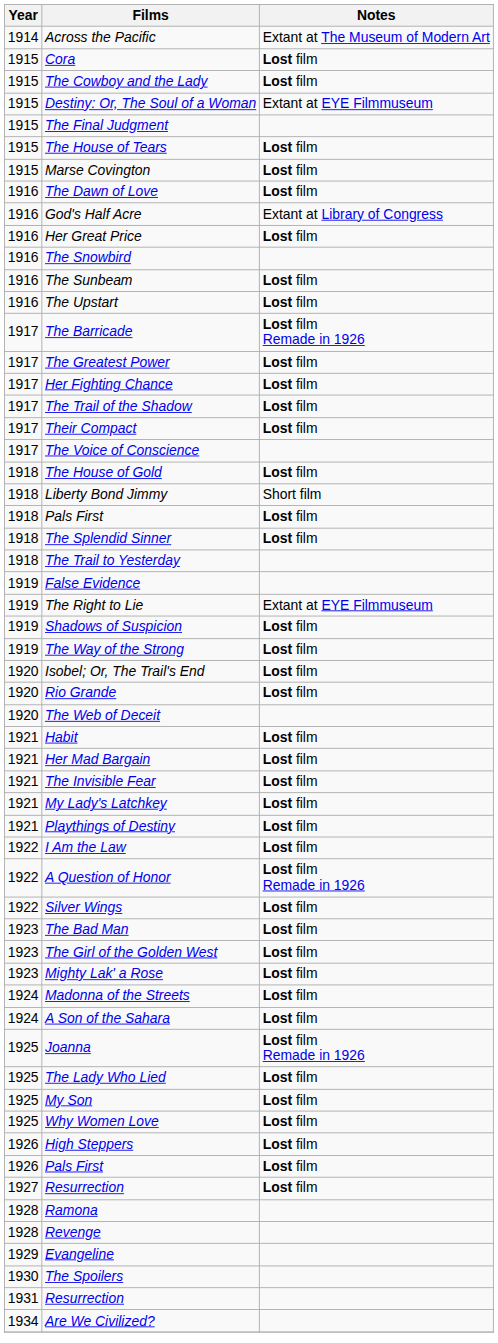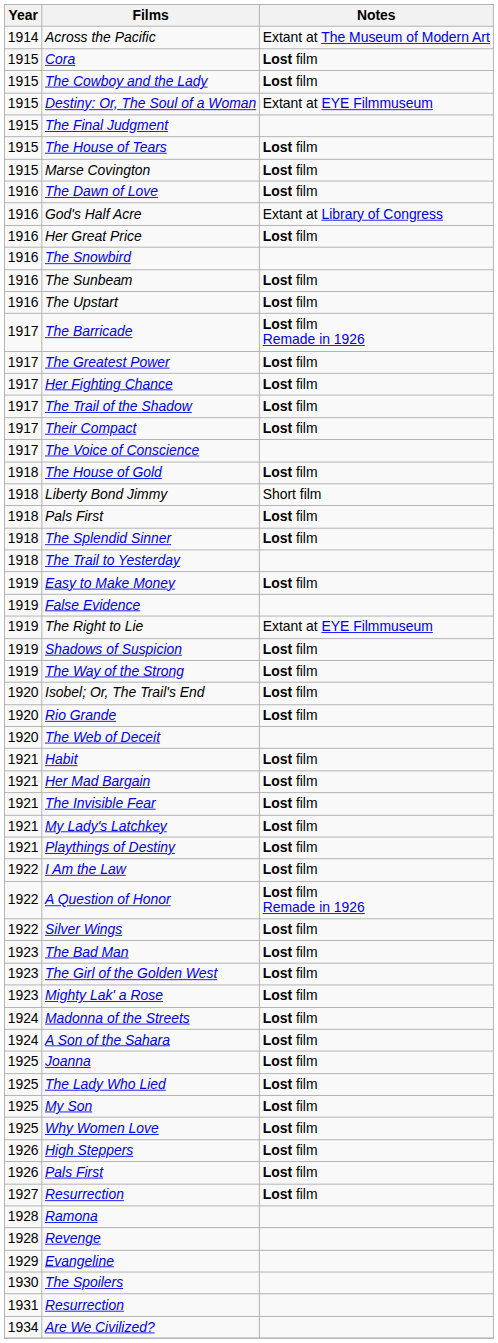+ row: (23, 583)
(314, 1048) Lost film Remade in 1926 -> (290, 1062) Lost film
